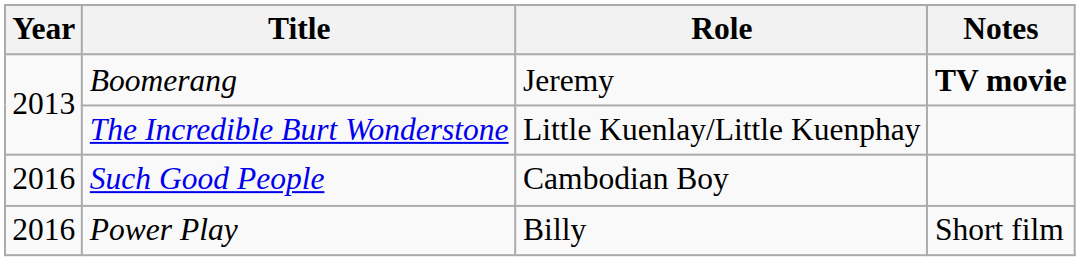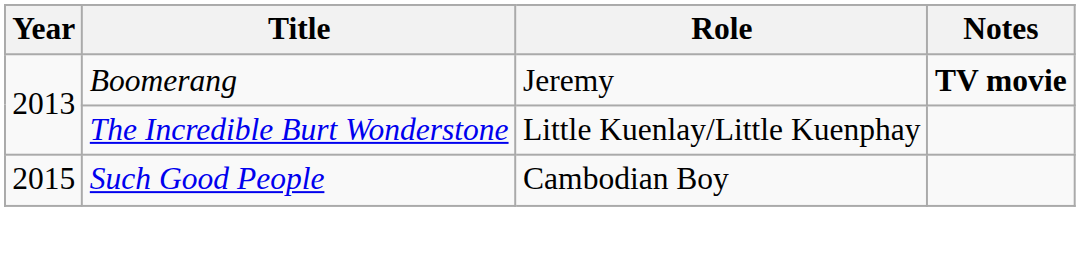(44, 179) 2016 -> (44, 179) 2015
- row: (164, 229)
